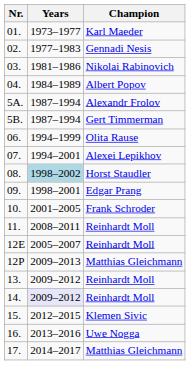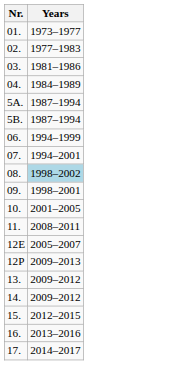- column: (134, 13)
(55, 297) lavender background -> (55, 297) no background
